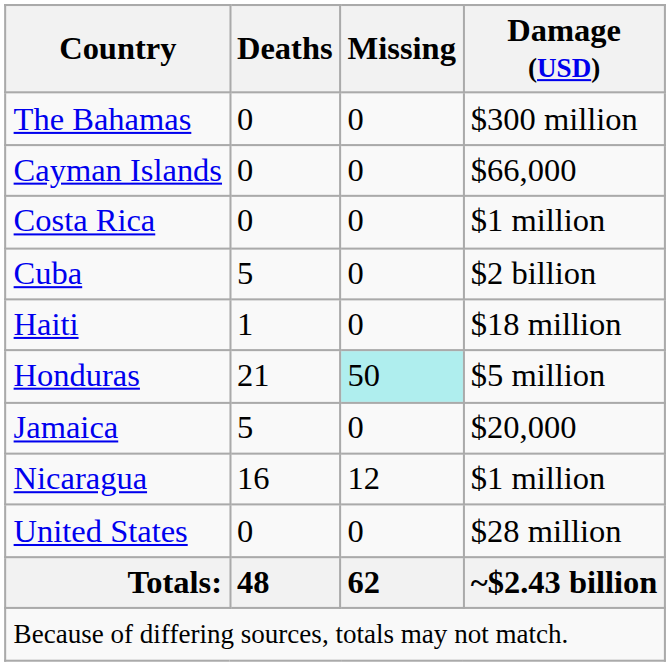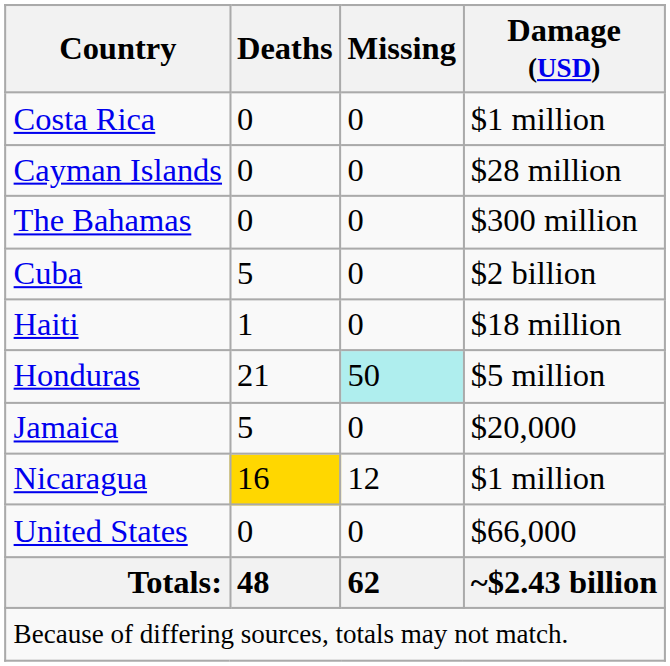rows swapped: (102, 118) <-> (84, 221)
(524, 169) $66,000 -> (546, 169) $28 million
(253, 478) no background -> (253, 478) gold background
(546, 530) $28 million -> (524, 530) $66,000
